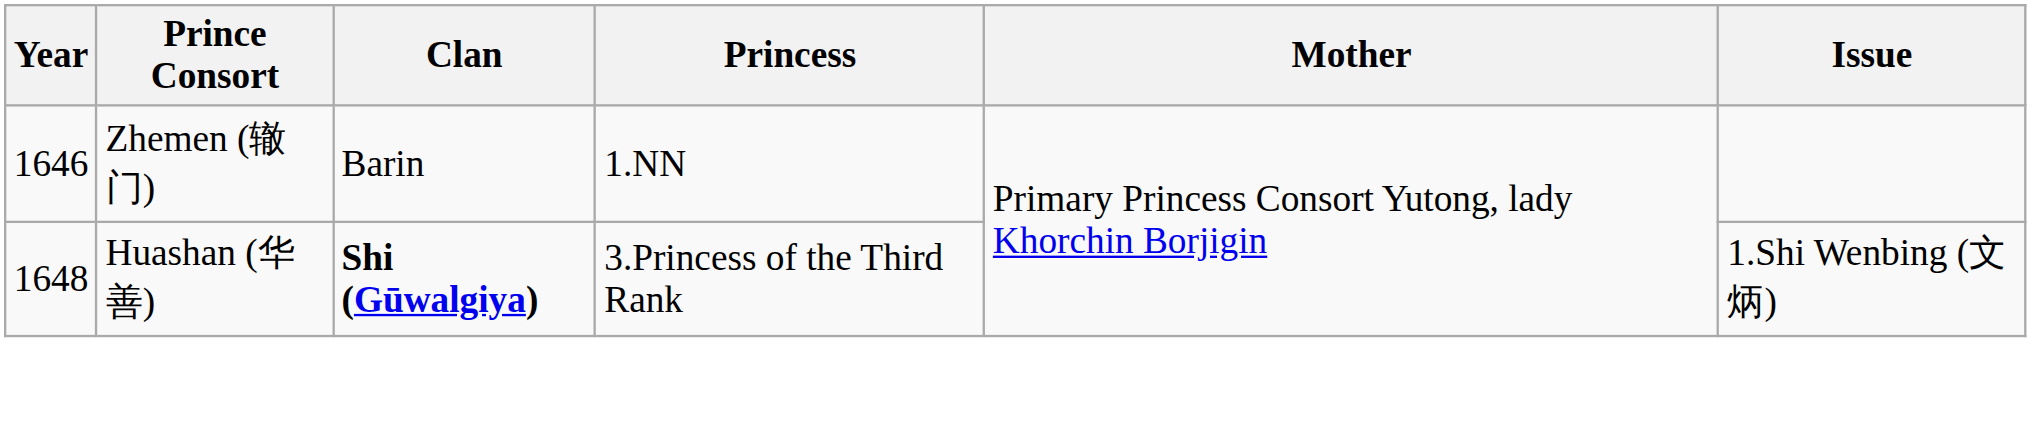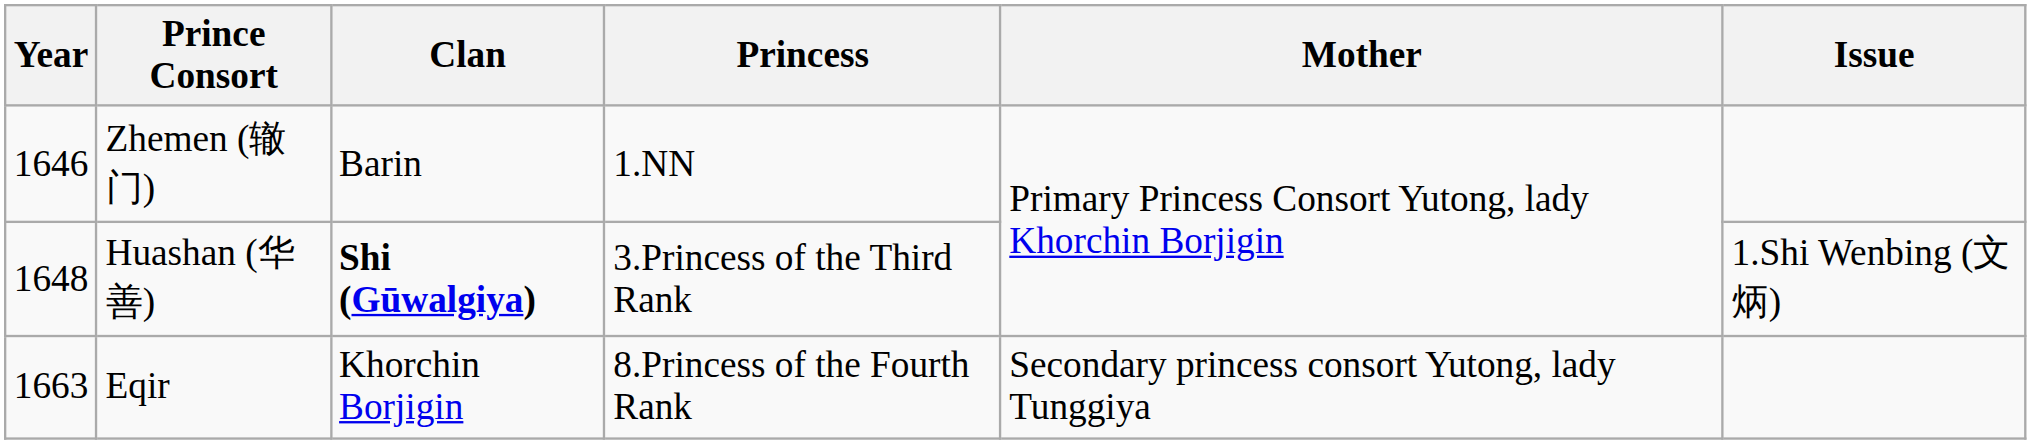+ row: (138, 386)
